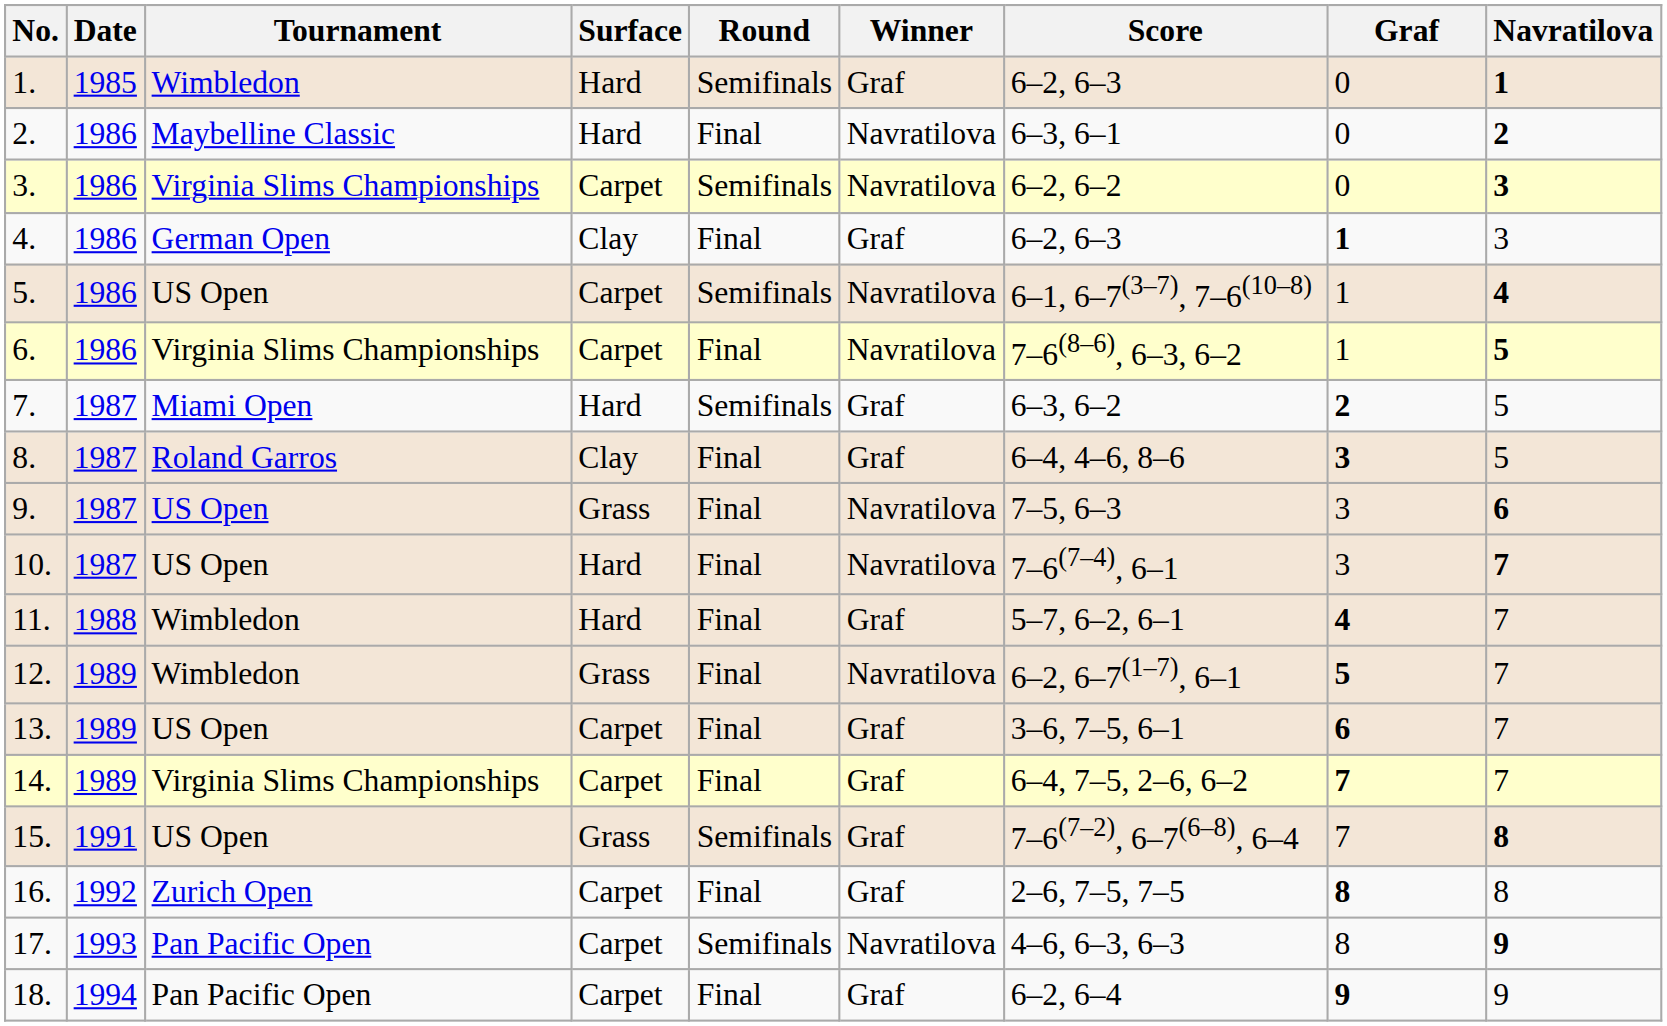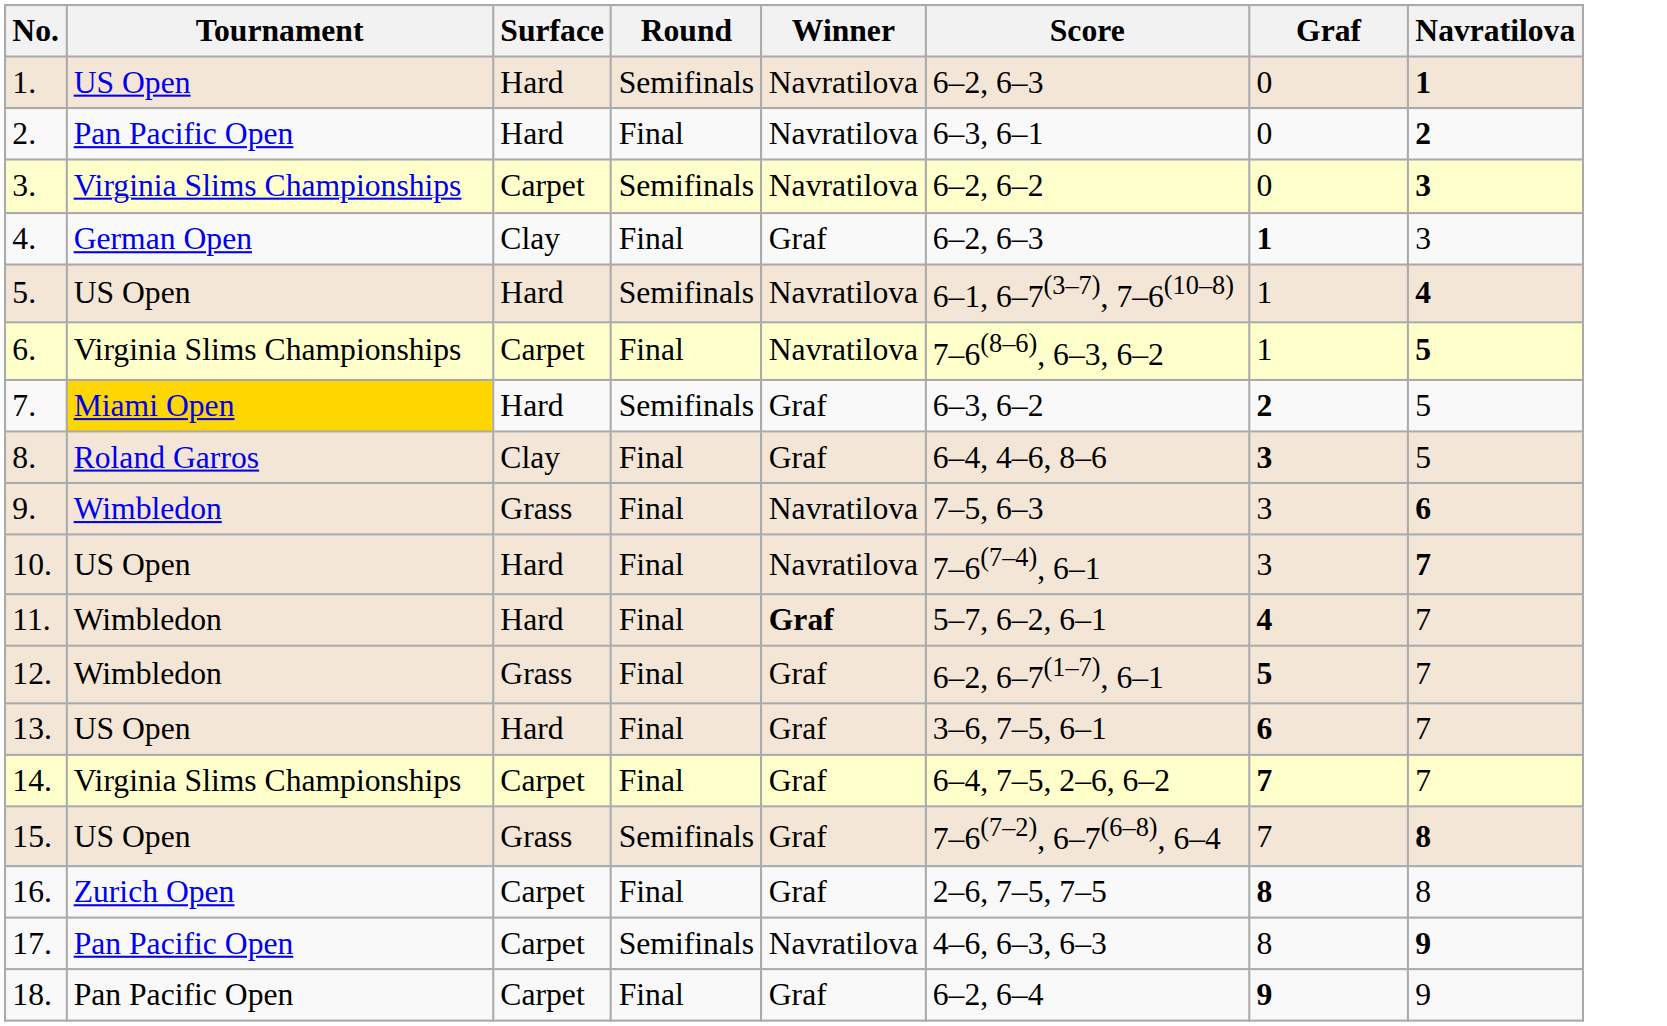- column: (105, 30)
(226, 82) Wimbledon -> (132, 82) US Open
(876, 82) Graf -> (843, 82) Navratilova
(273, 134) Maybelline Classic -> (183, 134) Pan Pacific Open
(620, 292) Carpet -> (532, 292) Hard
(232, 405) no background -> (154, 405) gold background
(210, 509) US Open -> (148, 509) Wimbledon
(876, 619) normal -> (801, 619) bold
(921, 674) Navratilova -> (798, 674) Graf
(620, 729) Carpet -> (532, 729) Hard
